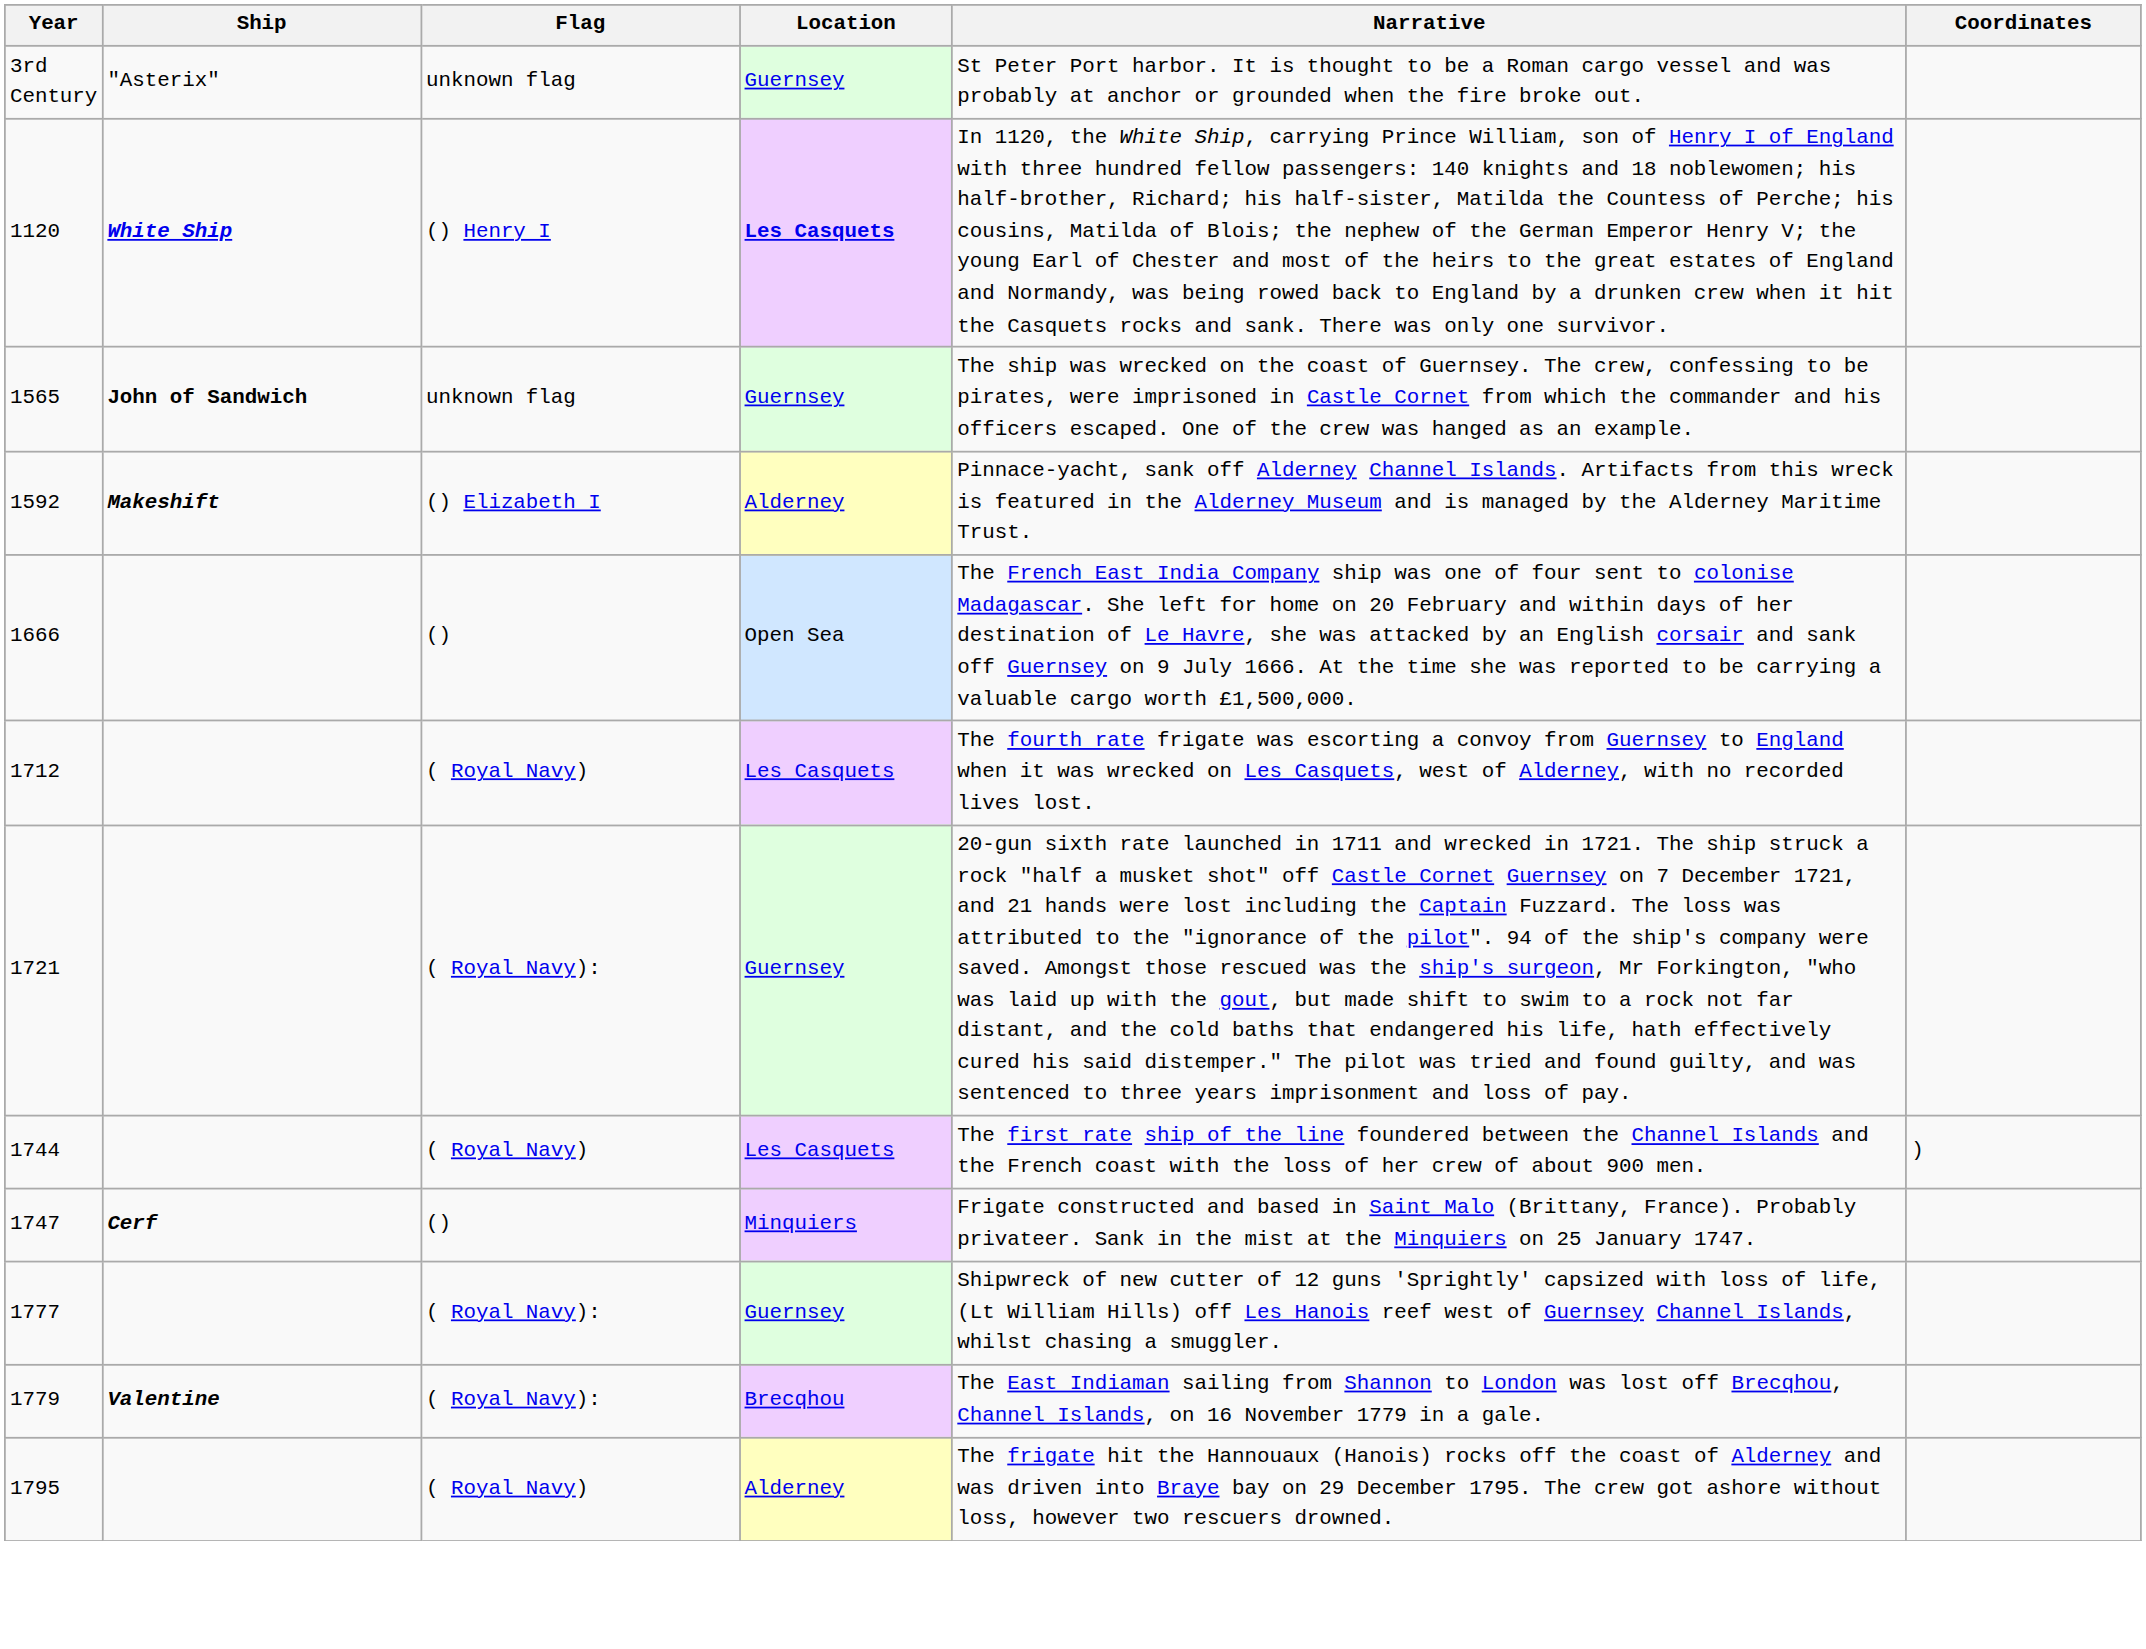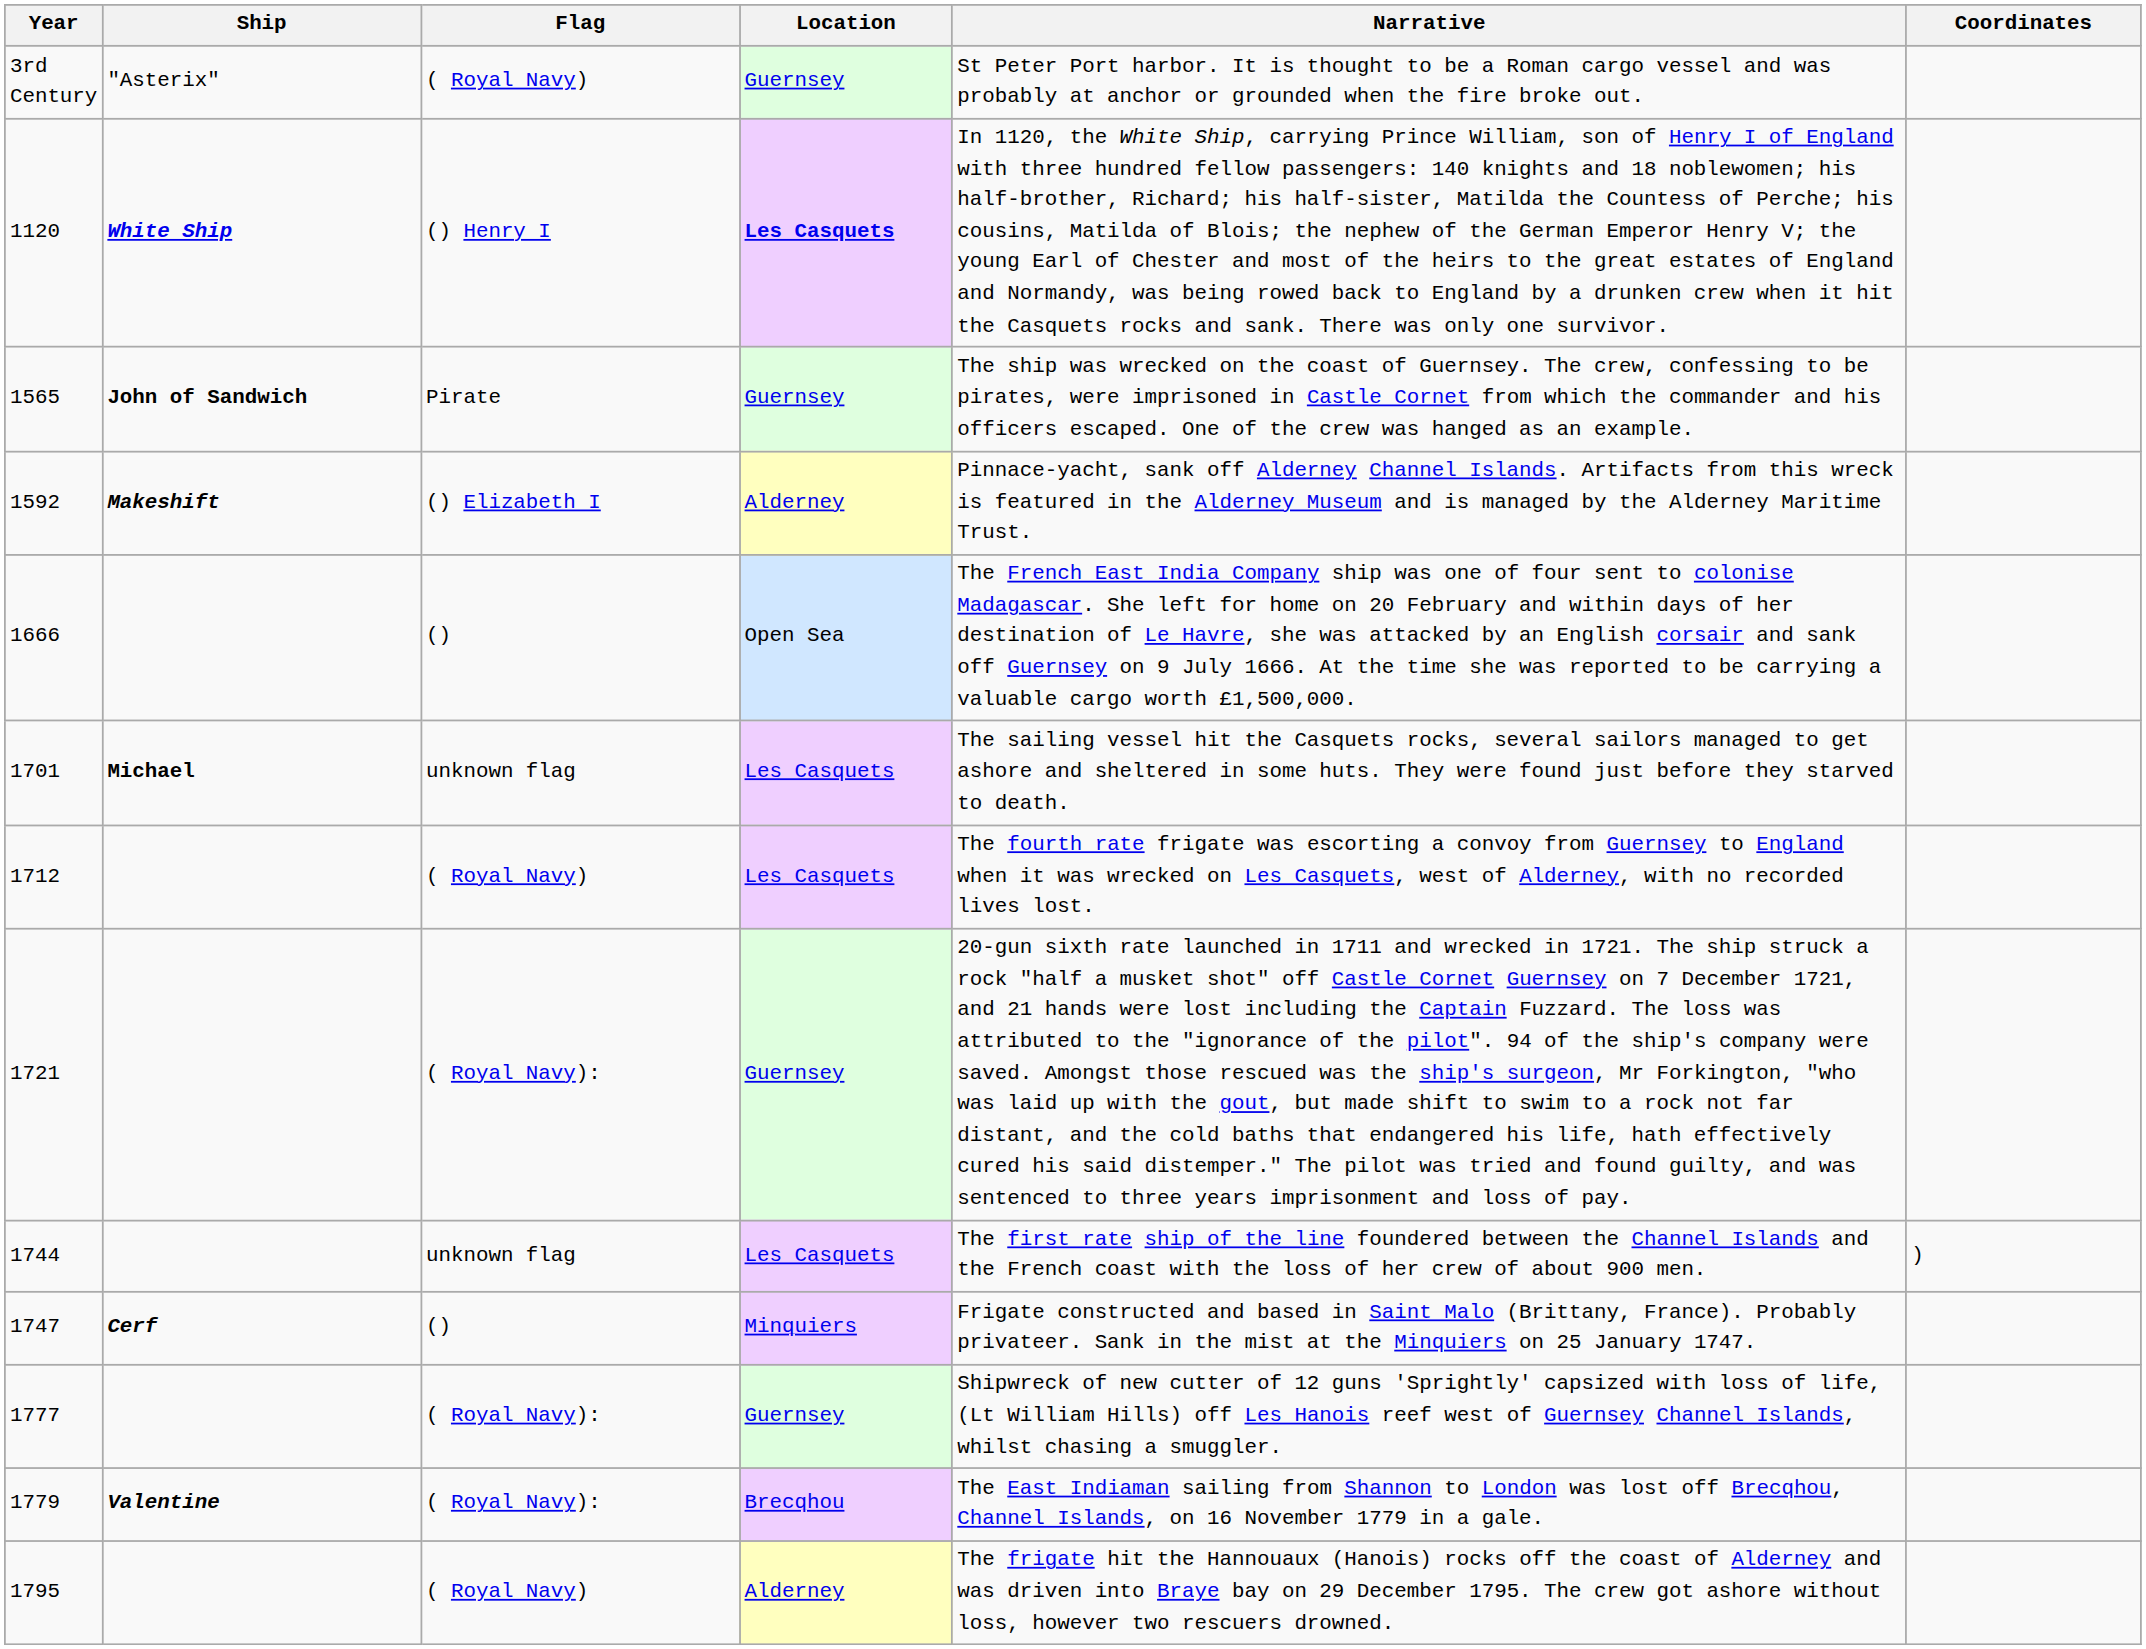(501, 81) unknown flag -> (507, 81) ( Royal Navy)
(501, 398) unknown flag -> (463, 398) Pirate
+ row: (35, 771)
(507, 1151) ( Royal Navy) -> (501, 1254) unknown flag
